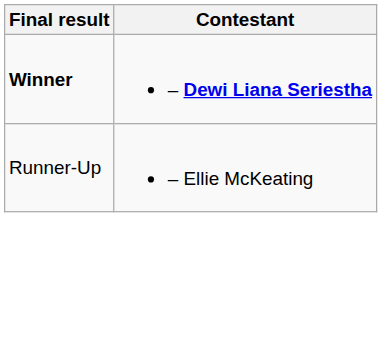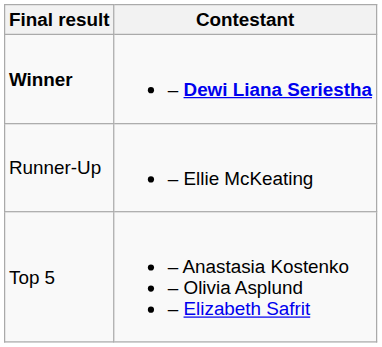+ row: (32, 277)
